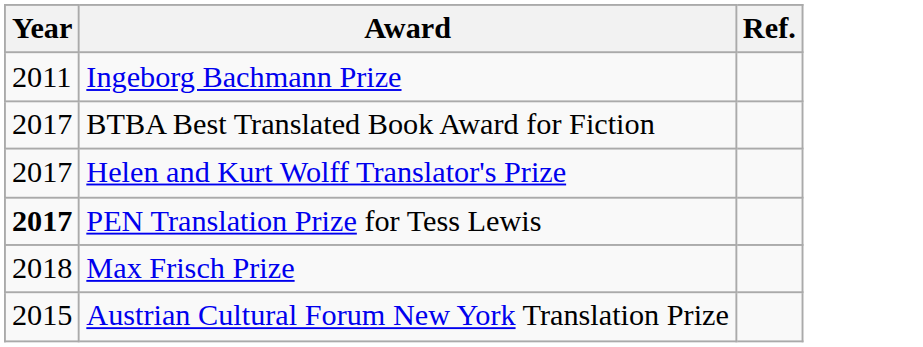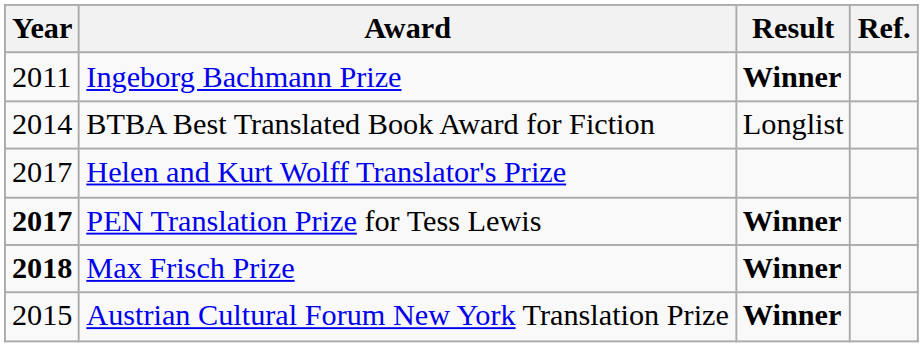+ column: (793, 28)
(42, 124) 2017 -> (42, 124) 2014
(42, 268) normal -> (42, 268) bold
